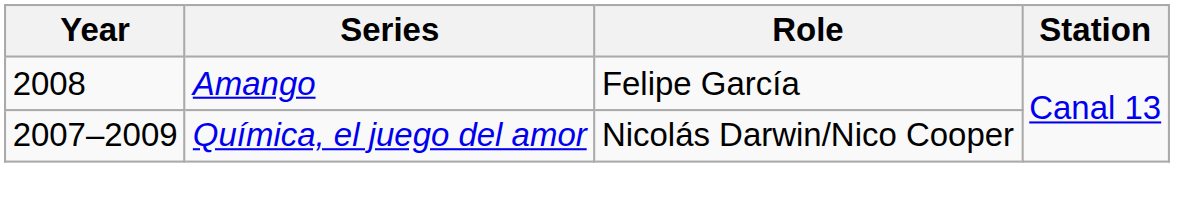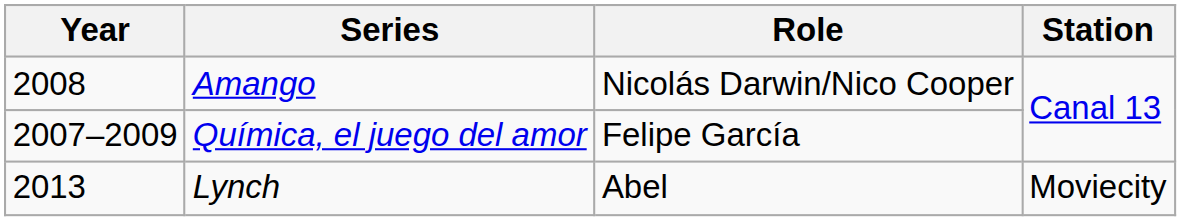(701, 82) Felipe García -> (808, 82) Nicolás Darwin/Nico Cooper
(808, 135) Nicolás Darwin/Nico Cooper -> (701, 135) Felipe García
+ row: (236, 187)
